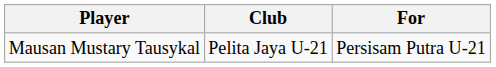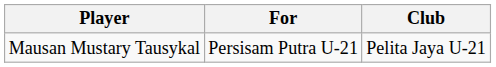columns swapped: (268, 18) <-> (411, 18)
